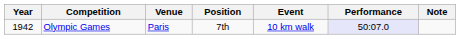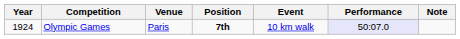(23, 27) 1942 -> (23, 27) 1924
(223, 27) normal -> (223, 27) bold
